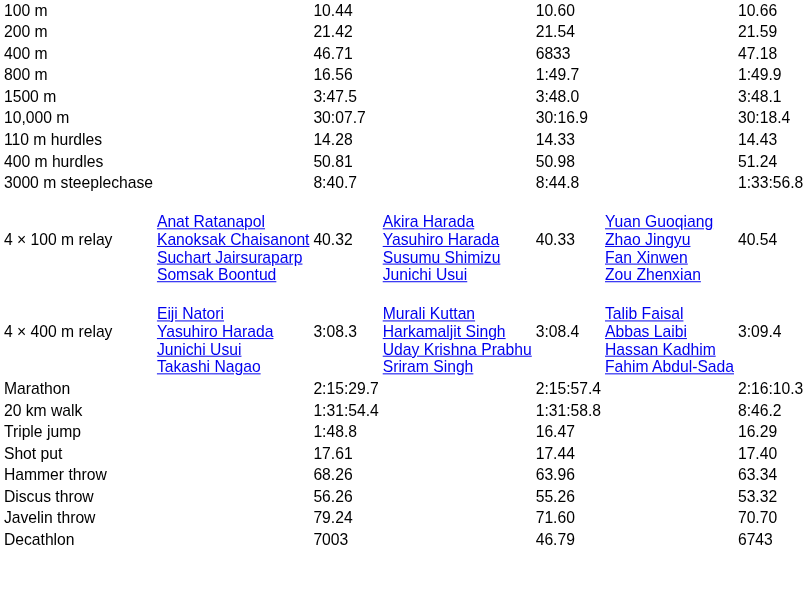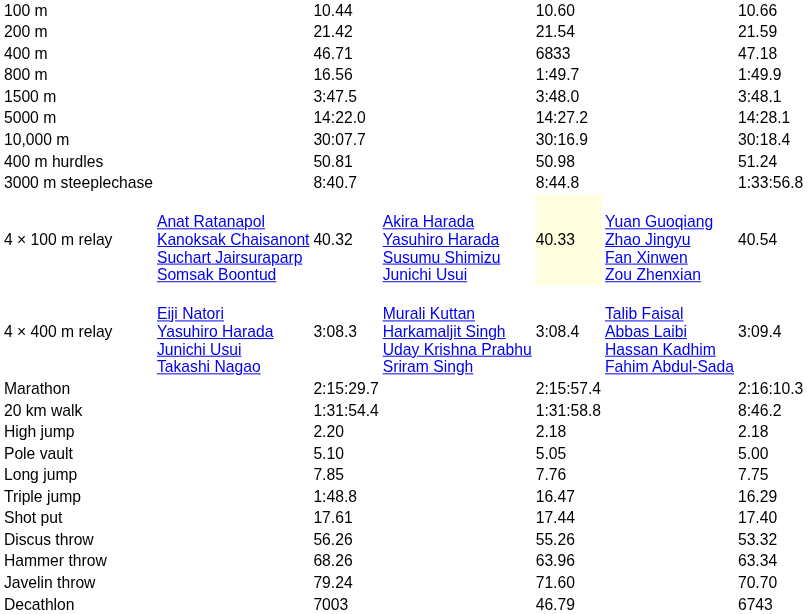+ row: (30, 118)
- row: (53, 140)
(555, 240) no background -> (555, 240) lightyellow background
+ row: (39, 432)
+ row: (38, 453)
+ row: (41, 475)
rows swapped: (49, 496) <-> (55, 475)
